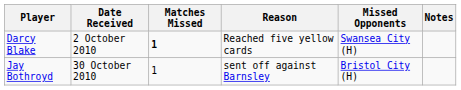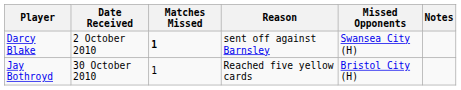(279, 45) Reached five yellow cards -> (270, 45) sent off against Barnsley
(270, 71) sent off against Barnsley -> (279, 71) Reached five yellow cards
